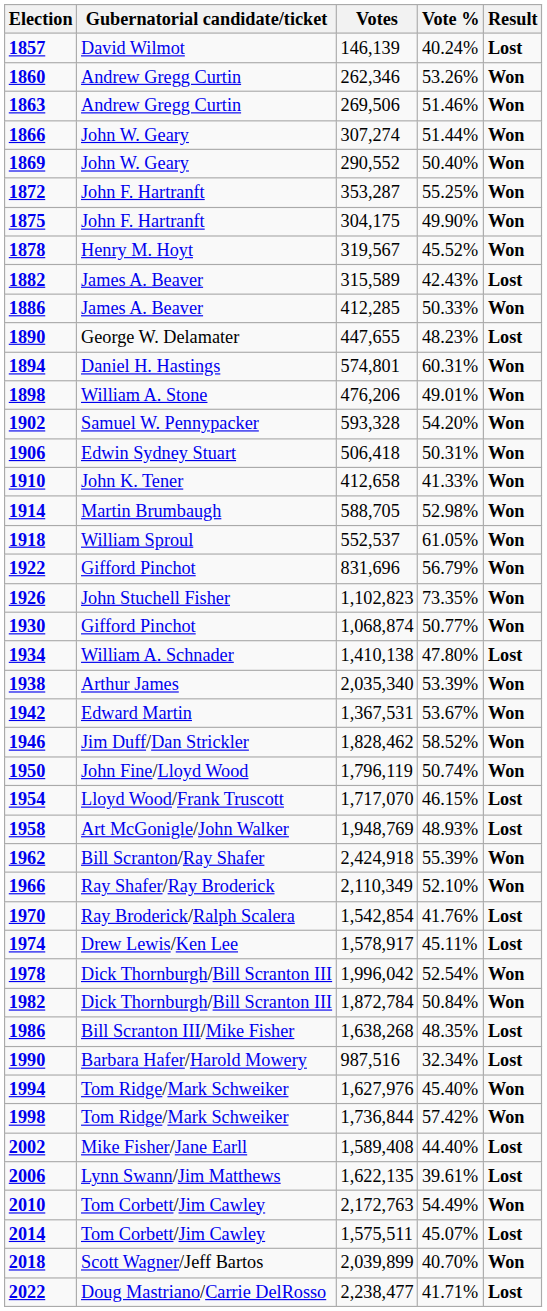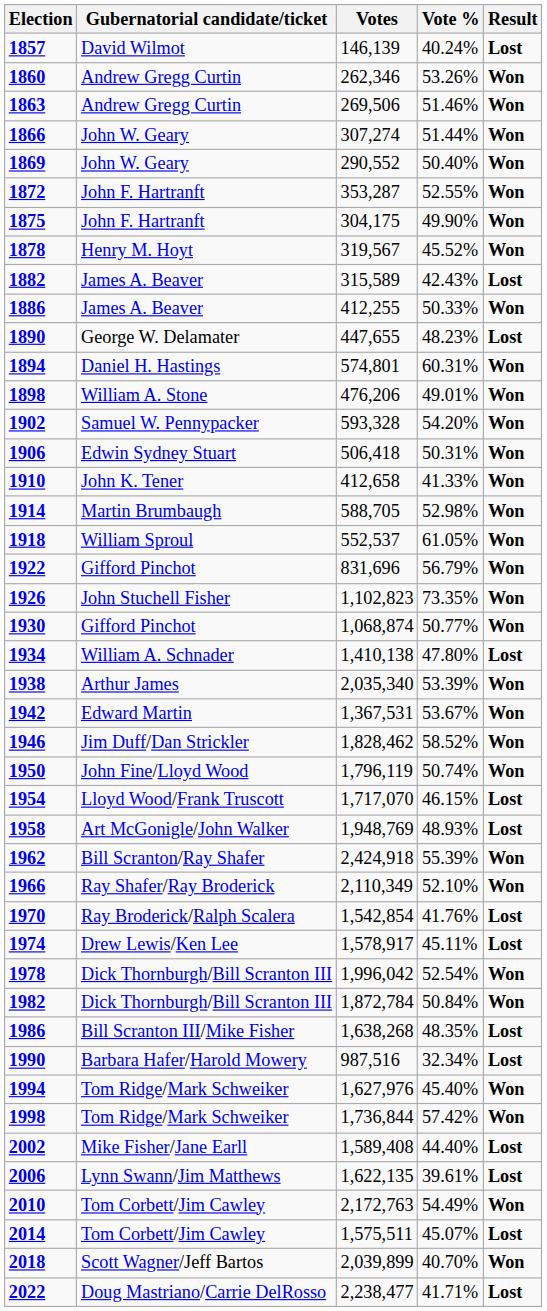(450, 192) 55.25% -> (450, 192) 52.55%
(370, 308) 412,285 -> (370, 308) 412,255
